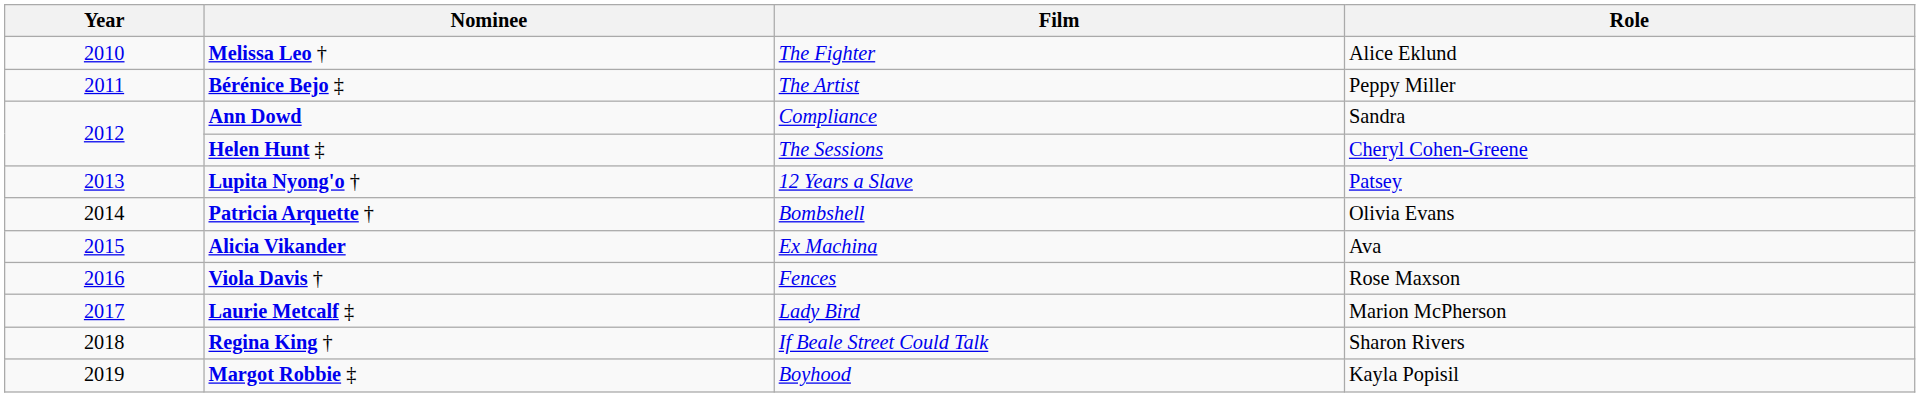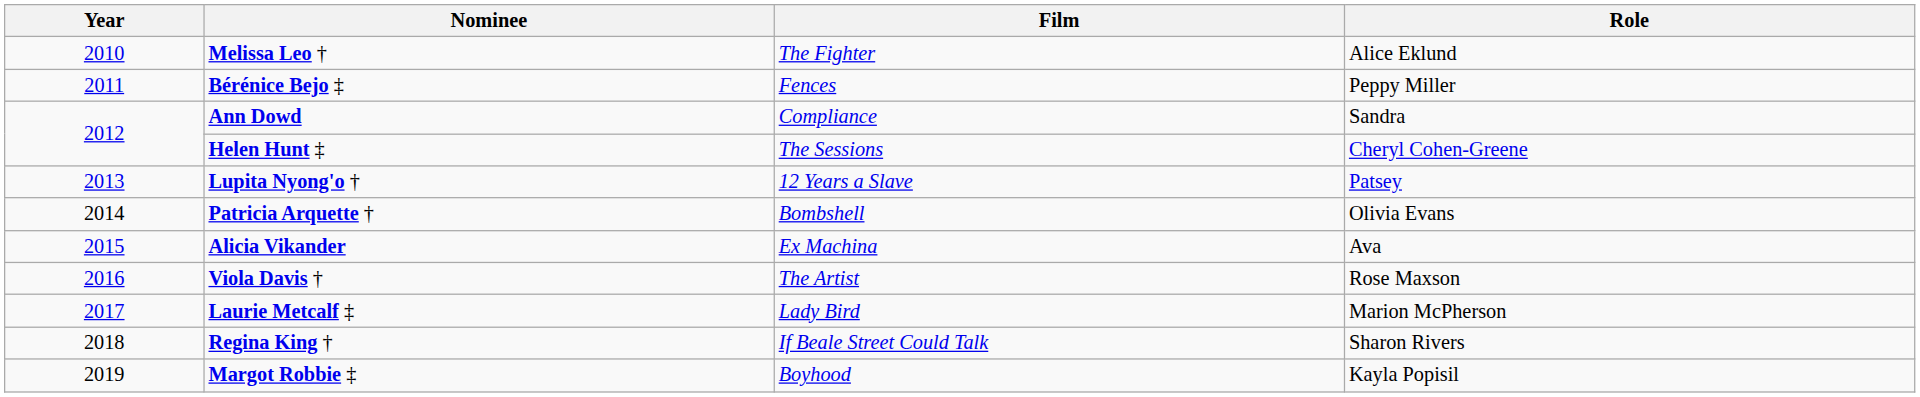(819, 85) The Artist -> (807, 85) Fences
(807, 278) Fences -> (819, 278) The Artist
